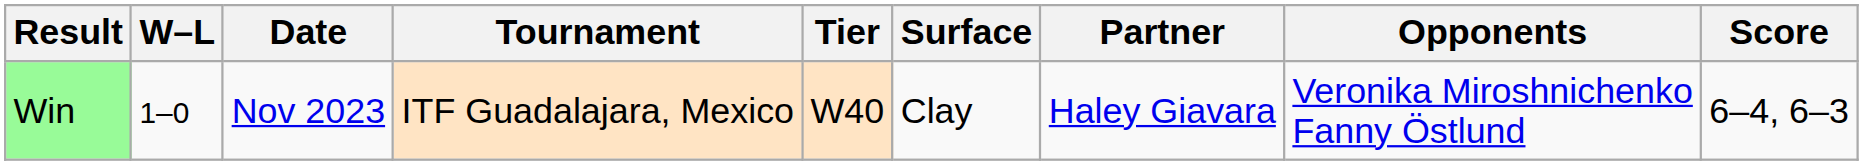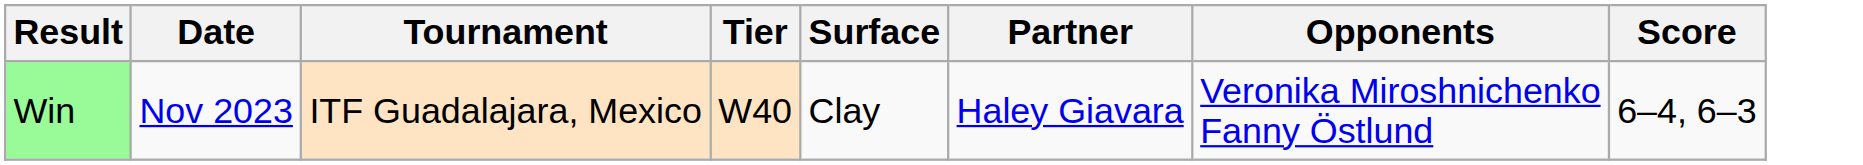- column: (177, 32)
